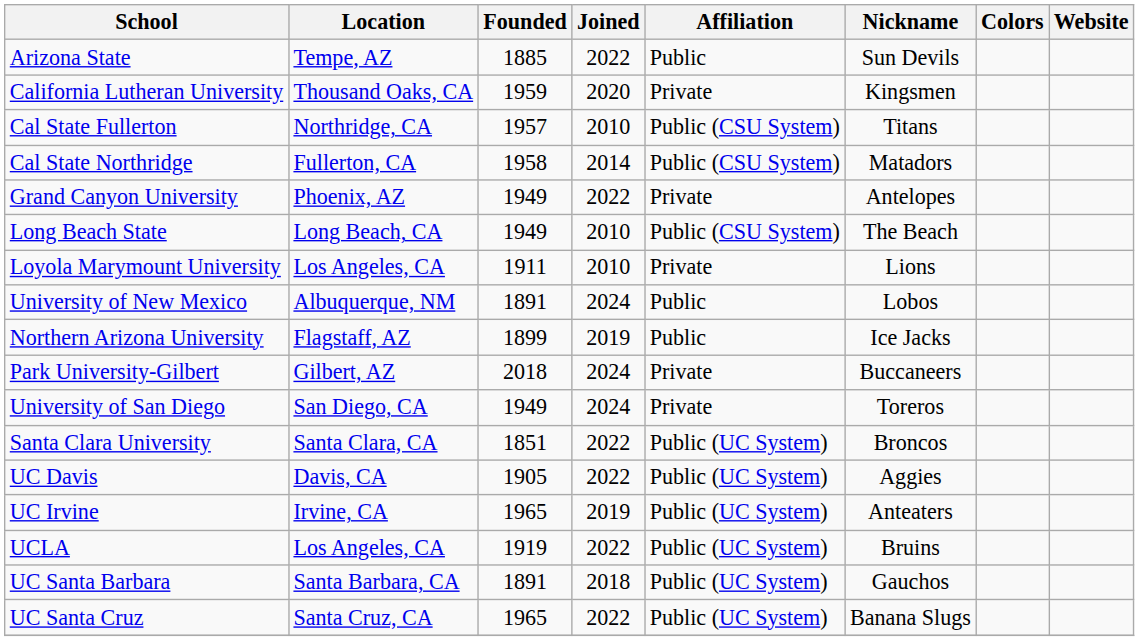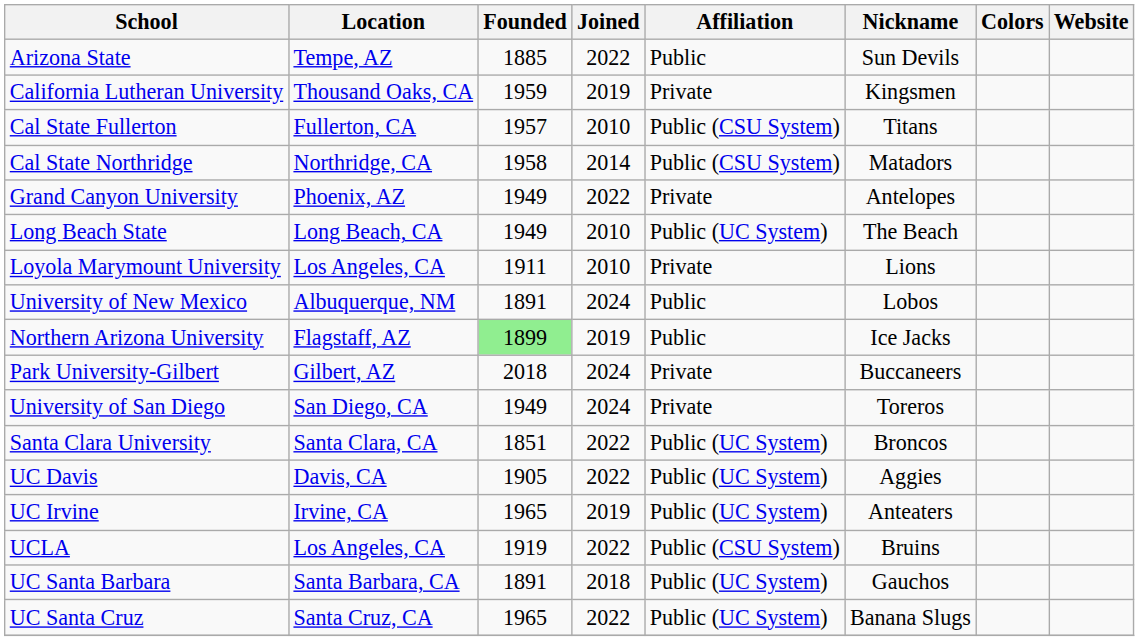(608, 92) 2020 -> (608, 92) 2019
(363, 127) Northridge, CA -> (355, 127) Fullerton, CA
(355, 162) Fullerton, CA -> (363, 162) Northridge, CA
(745, 232) Public (CSU System) -> (739, 232) Public (UC System)
(525, 337) no background -> (525, 337) lightgreen background
(739, 547) Public (UC System) -> (745, 547) Public (CSU System)
